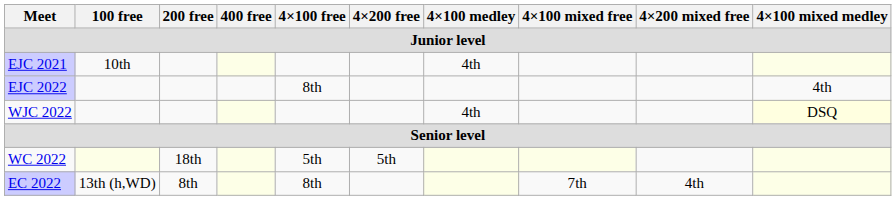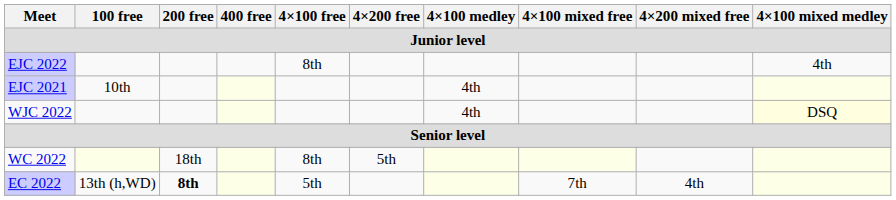rows swapped: (37, 64) <-> (37, 87)
(312, 159) 5th -> (312, 159) 8th
(188, 183) normal -> (188, 183) bold
(312, 183) 8th -> (312, 183) 5th
